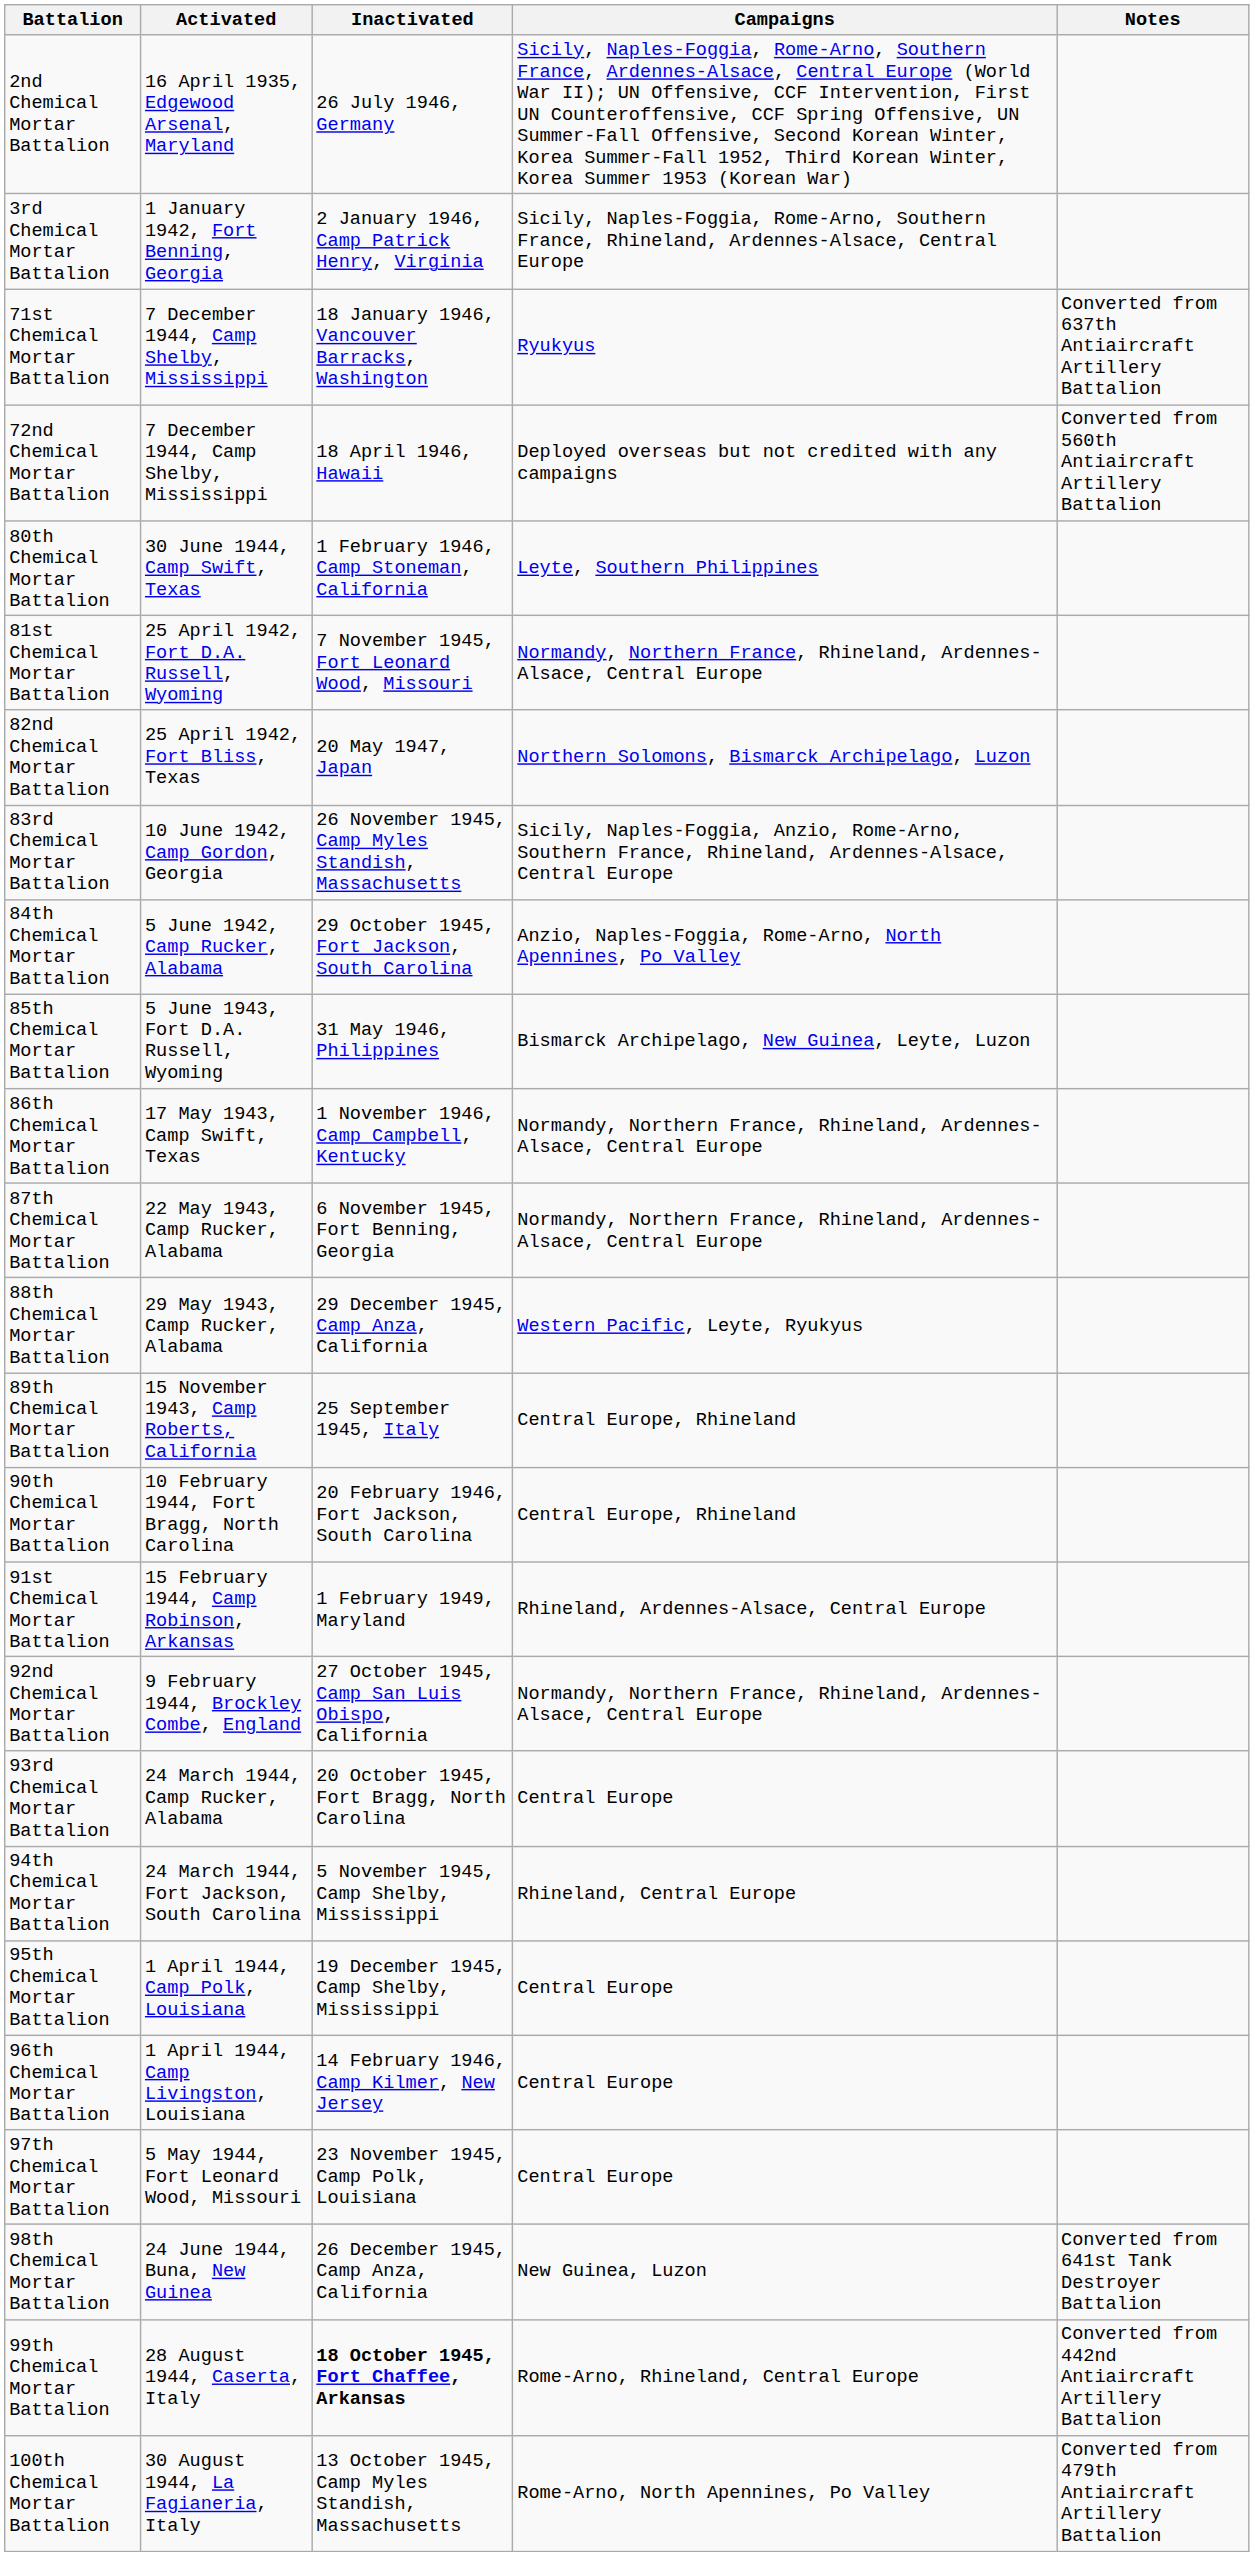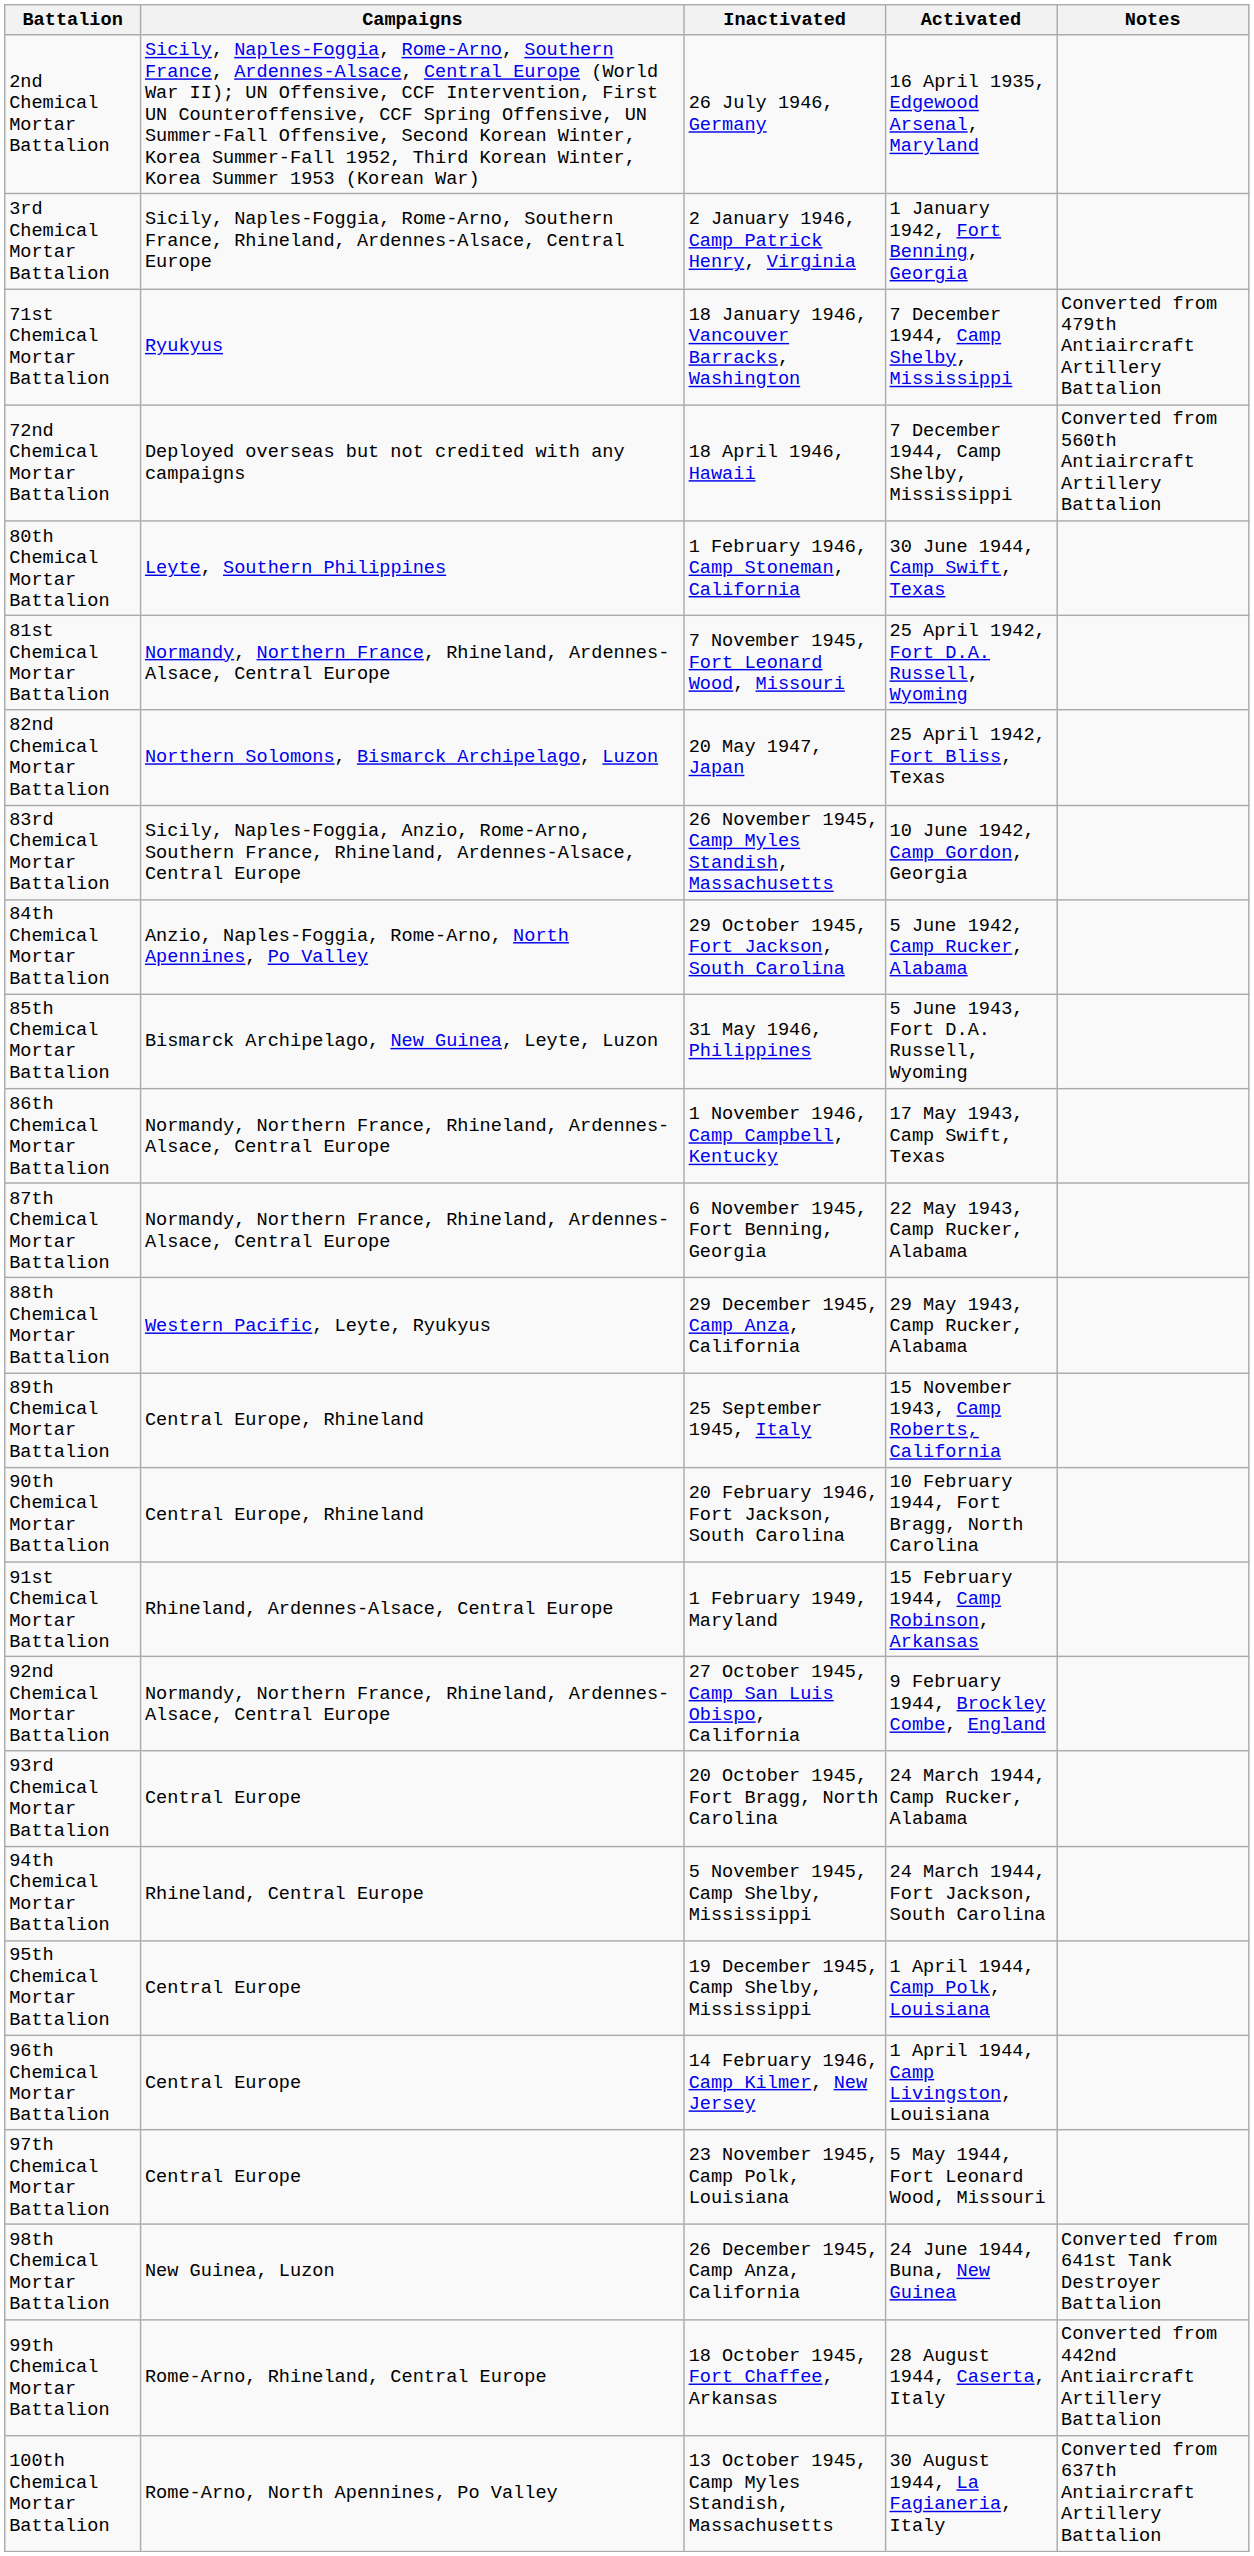columns swapped: (226, 20) <-> (785, 20)
(1139, 347) Converted from 637th Antiaircraft Artillery Battalion -> (1139, 347) Converted from 479th Antiaircraft Artillery Battalion
(406, 2377) bold -> (778, 2377) normal
(1139, 2493) Converted from 479th Antiaircraft Artillery Battalion -> (1139, 2493) Converted from 637th Antiaircraft Artillery Battalion
